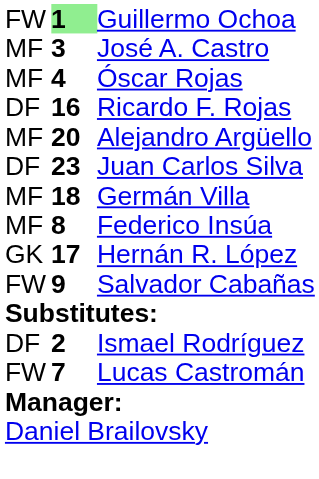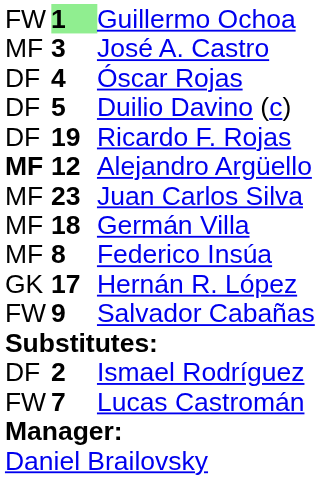(24, 78) MF -> (23, 78) DF
+ row: (194, 107)
(66, 107) 16 -> (66, 136) 19
(24, 136) normal -> (24, 166) bold
(66, 136) 20 -> (66, 166) 12
(23, 166) DF -> (24, 195) MF
